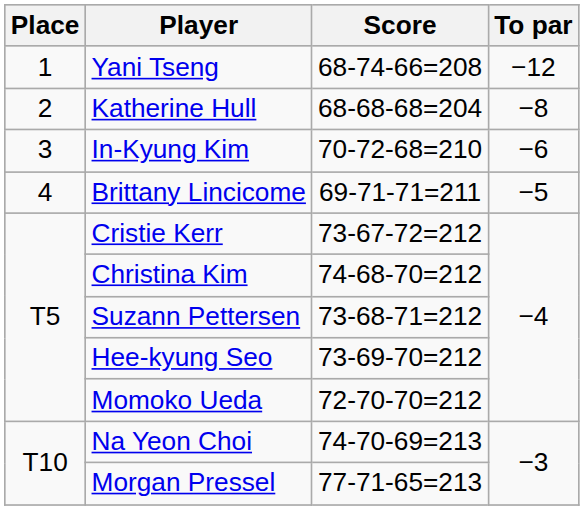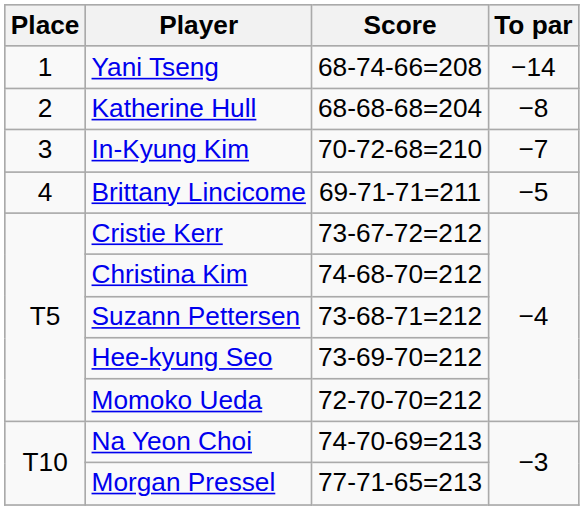(533, 66) −12 -> (533, 66) −14
(533, 150) −6 -> (533, 150) −7
